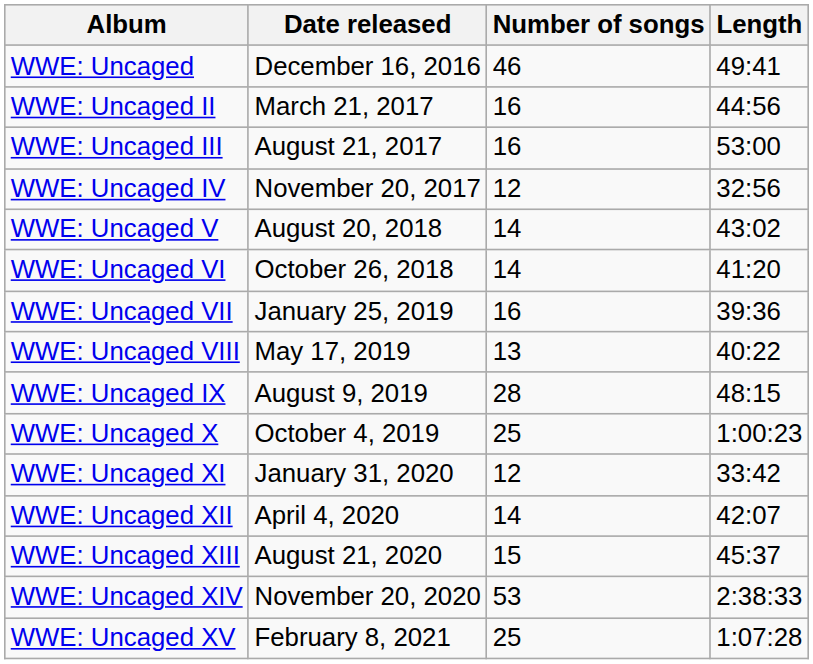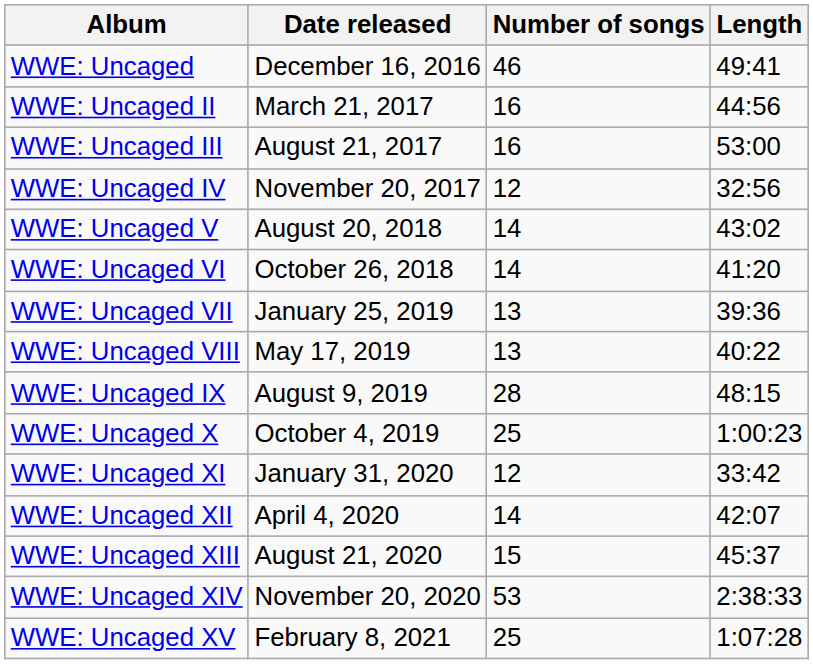(507, 310) 16 -> (507, 310) 13
